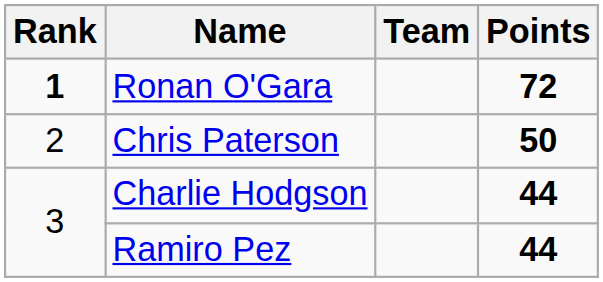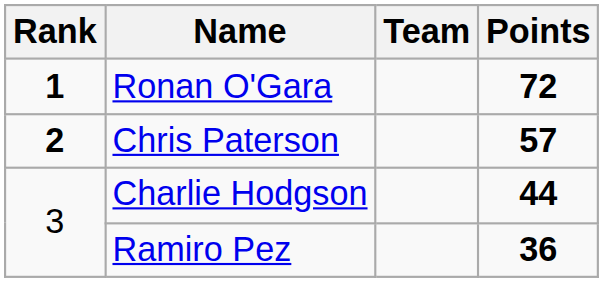(55, 140) normal -> (55, 140) bold
(538, 140) 50 -> (538, 140) 57
(538, 248) 44 -> (538, 248) 36
